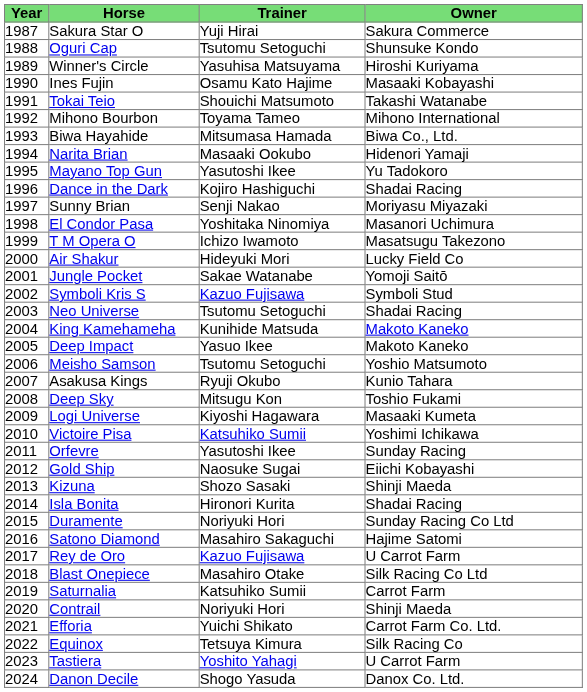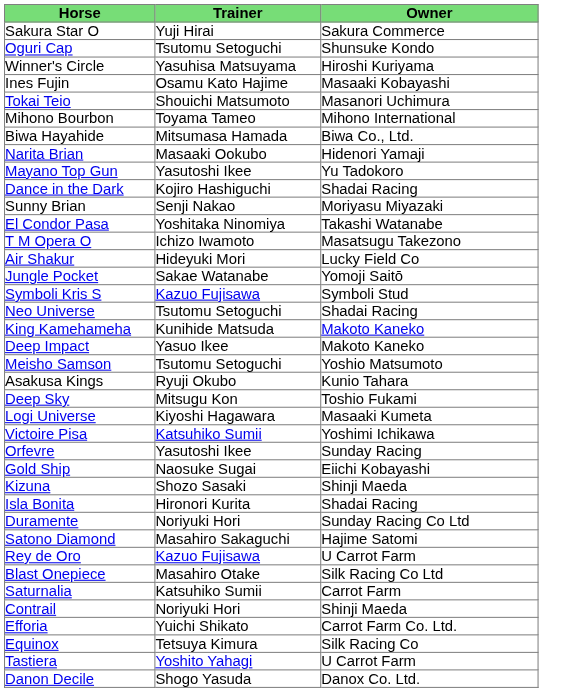- column: (27, 13)
(426, 101) Takashi Watanabe -> (385, 101) Masanori Uchimura
(430, 223) Masanori Uchimura -> (382, 223) Takashi Watanabe
